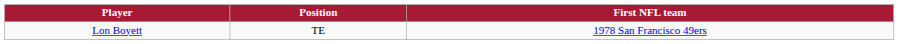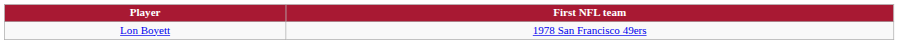- column: (318, 13)
